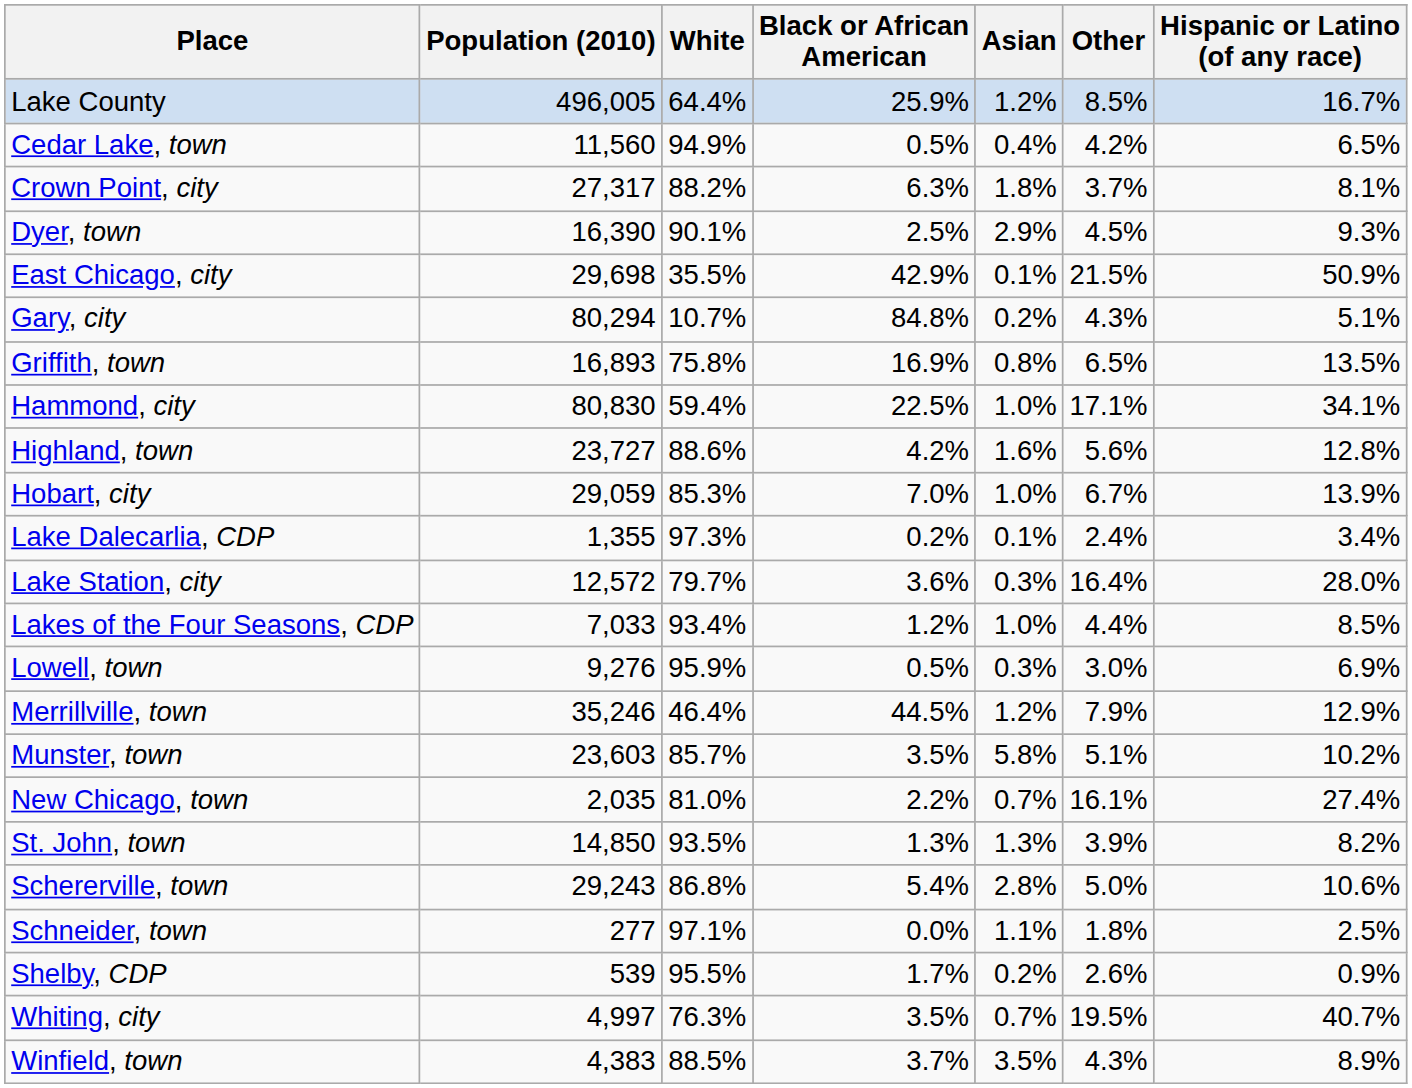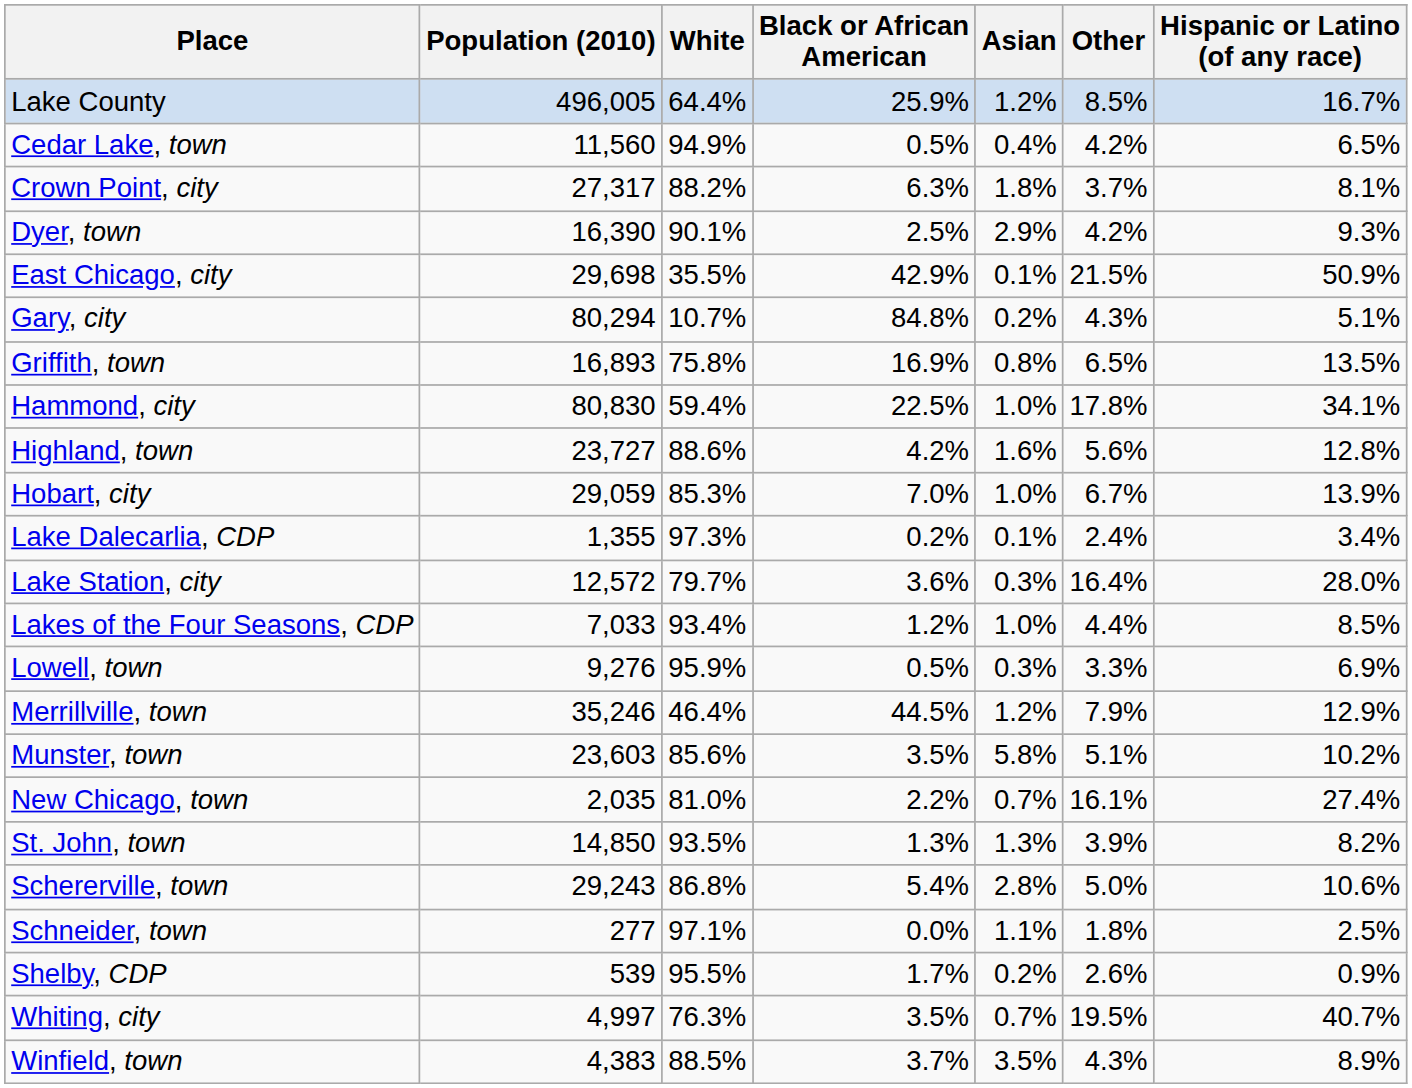(1116, 231) 4.5% -> (1116, 231) 4.2%
(1108, 406) 17.1% -> (1108, 406) 17.8%
(1116, 668) 3.0% -> (1116, 668) 3.3%
(707, 755) 85.7% -> (707, 755) 85.6%
